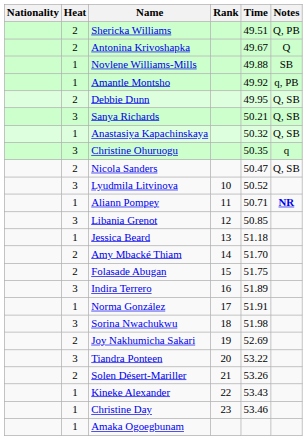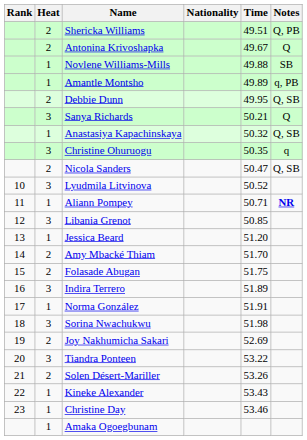columns swapped: (226, 13) <-> (33, 13)
(256, 82) 49.92 -> (256, 82) 49.89
(286, 116) Q, SB -> (286, 116) Q
(256, 237) 51.18 -> (256, 237) 51.20
